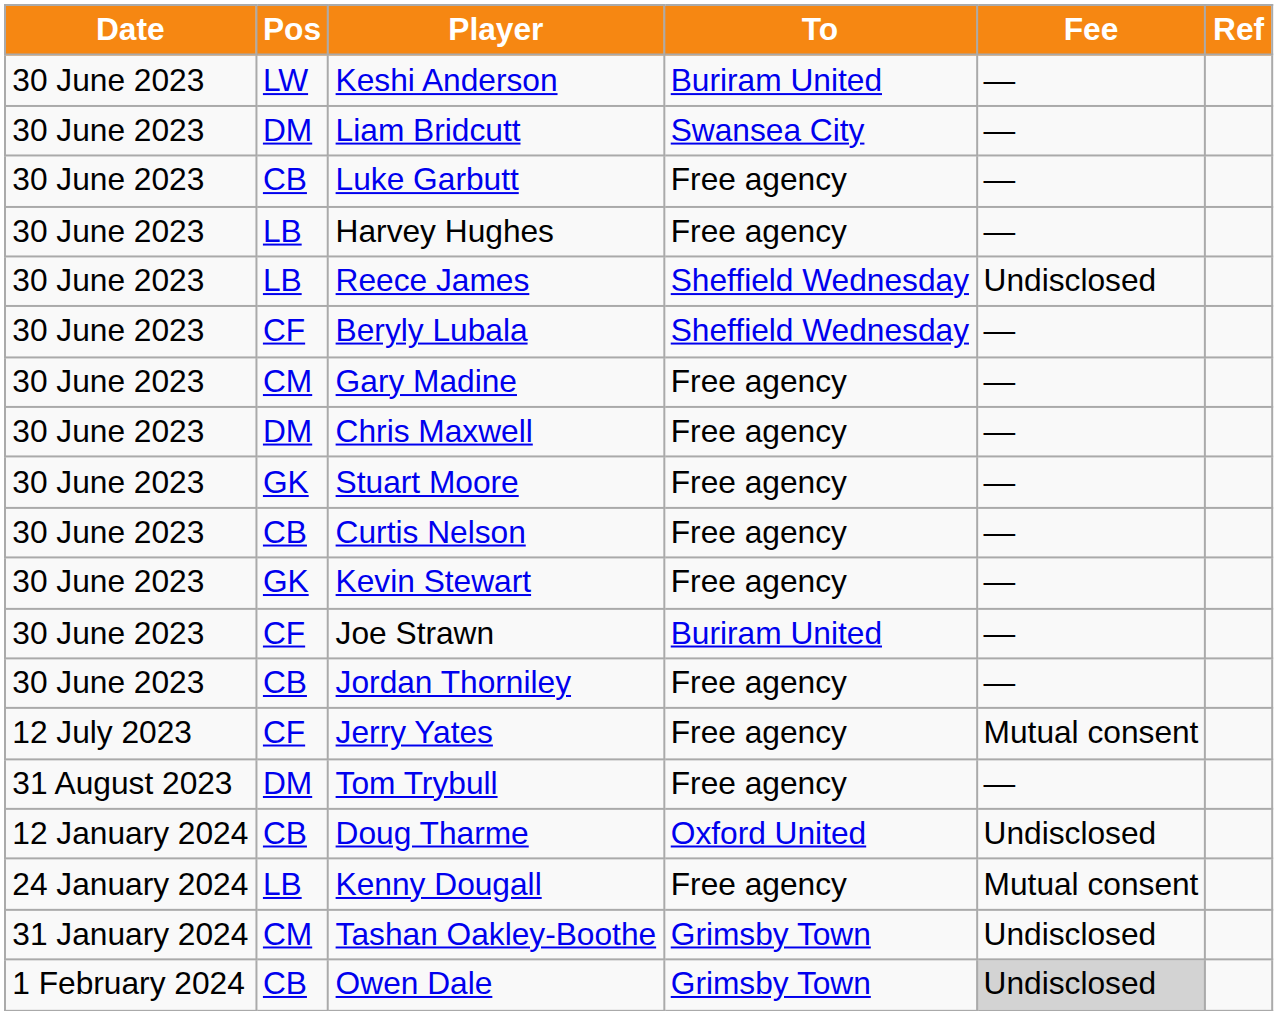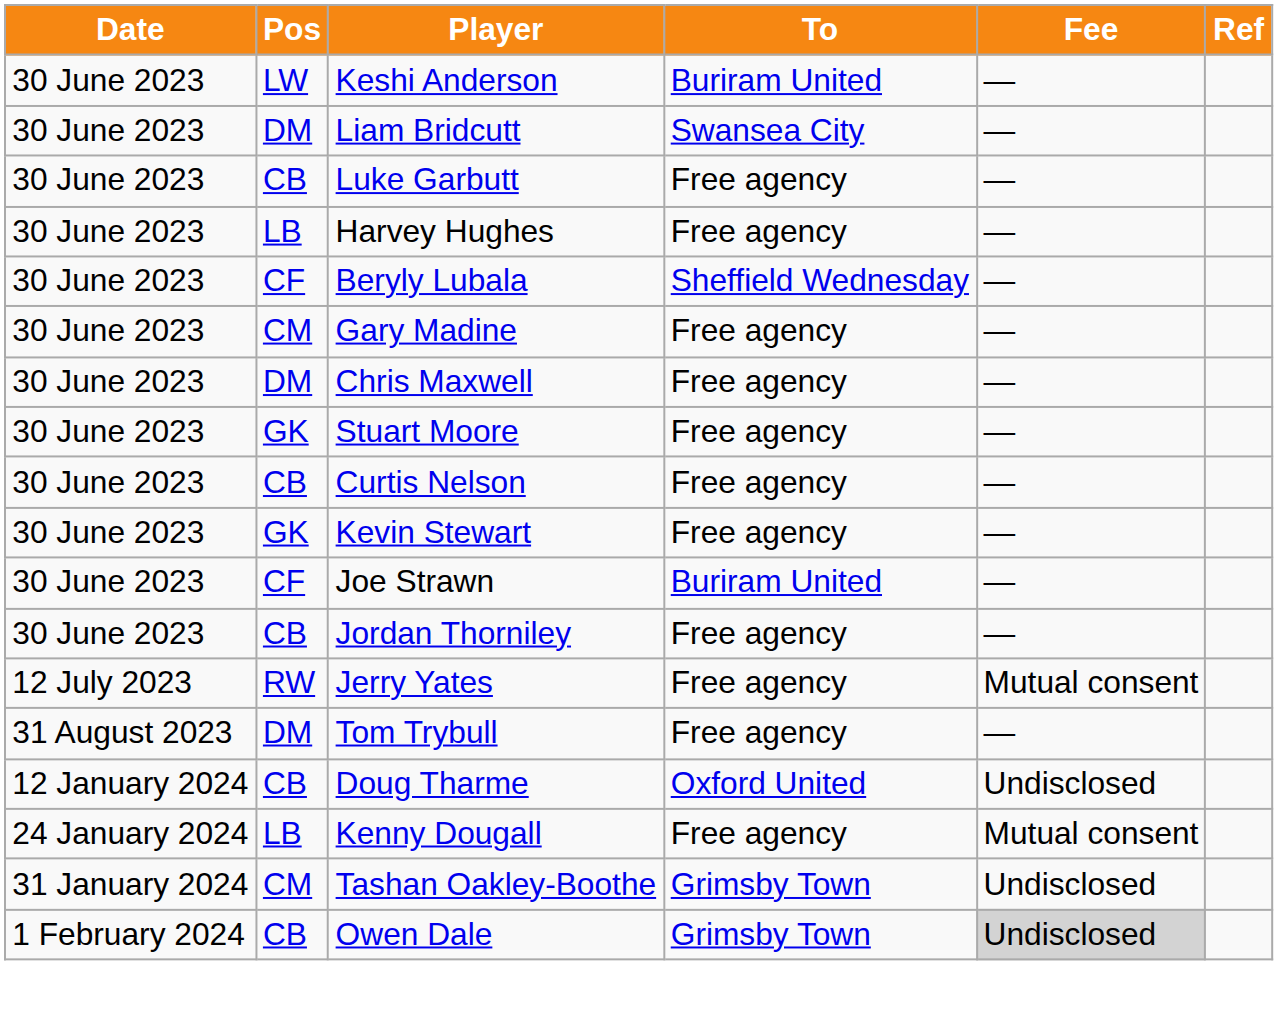- row: (432, 280)
(284, 733) CF -> (289, 682) RW
